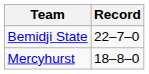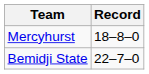rows swapped: (48, 36) <-> (41, 58)
